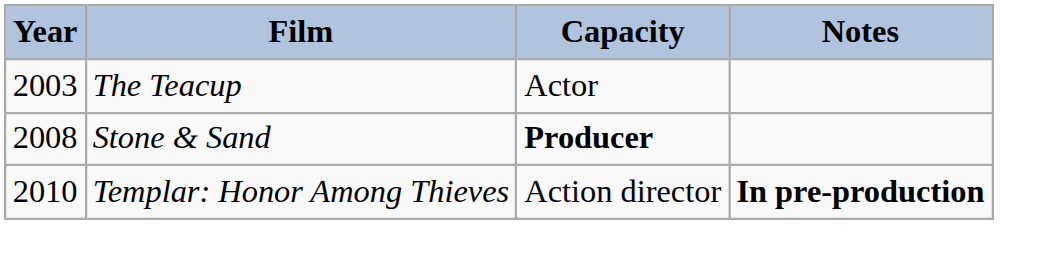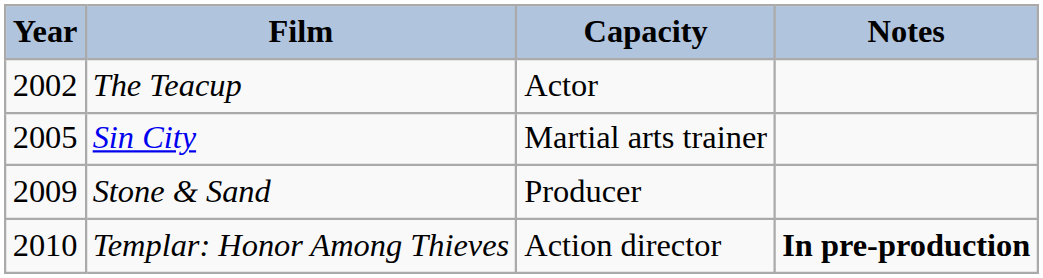(45, 85) 2003 -> (45, 85) 2002
+ row: (144, 138)
(45, 138) 2008 -> (45, 191) 2009
(589, 138) bold -> (583, 191) normal
